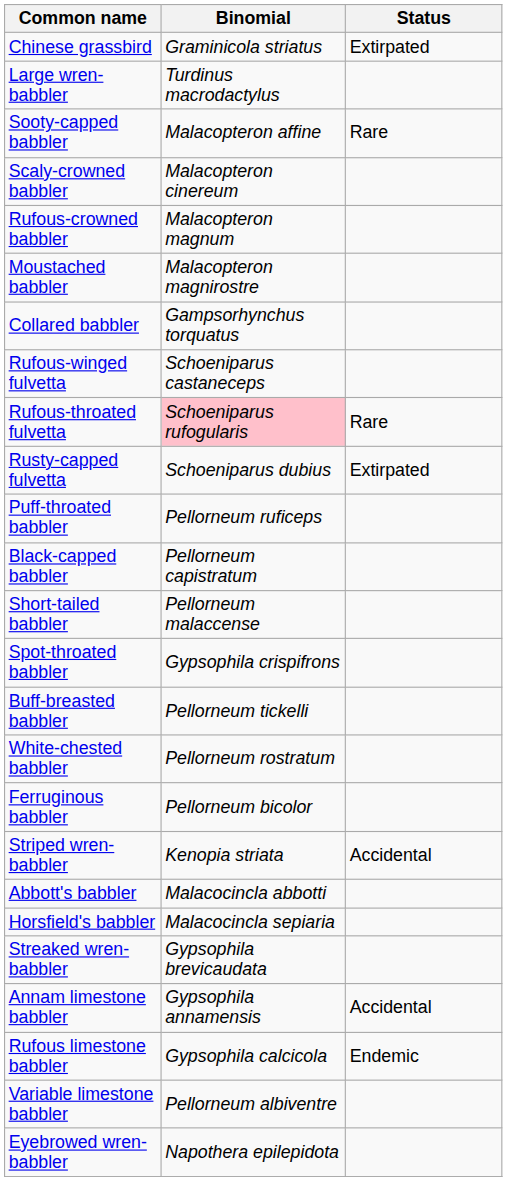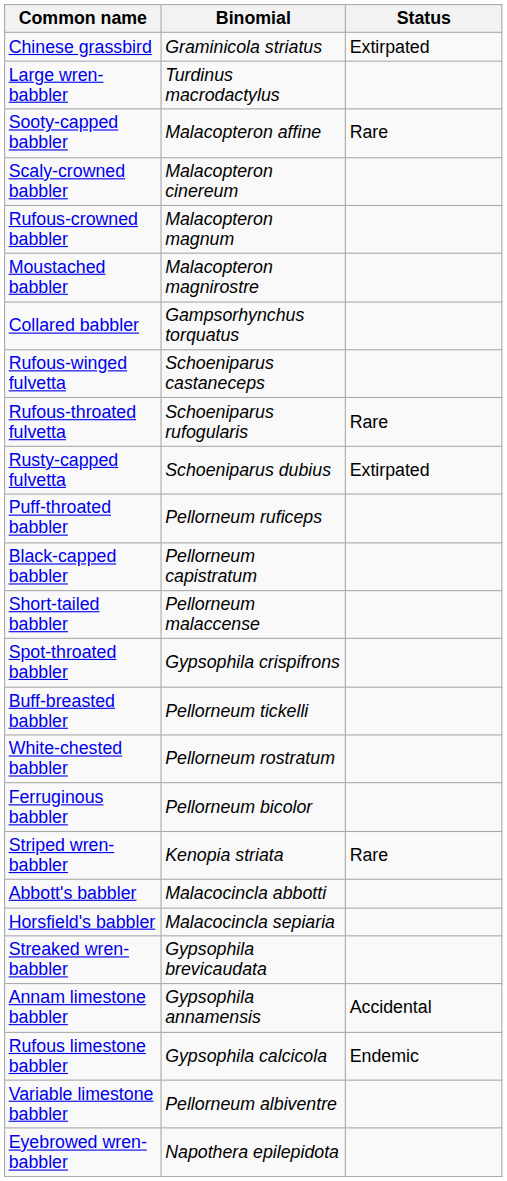(219, 421) pink background -> (219, 421) no background
(391, 855) Accidental -> (369, 855) Rare
